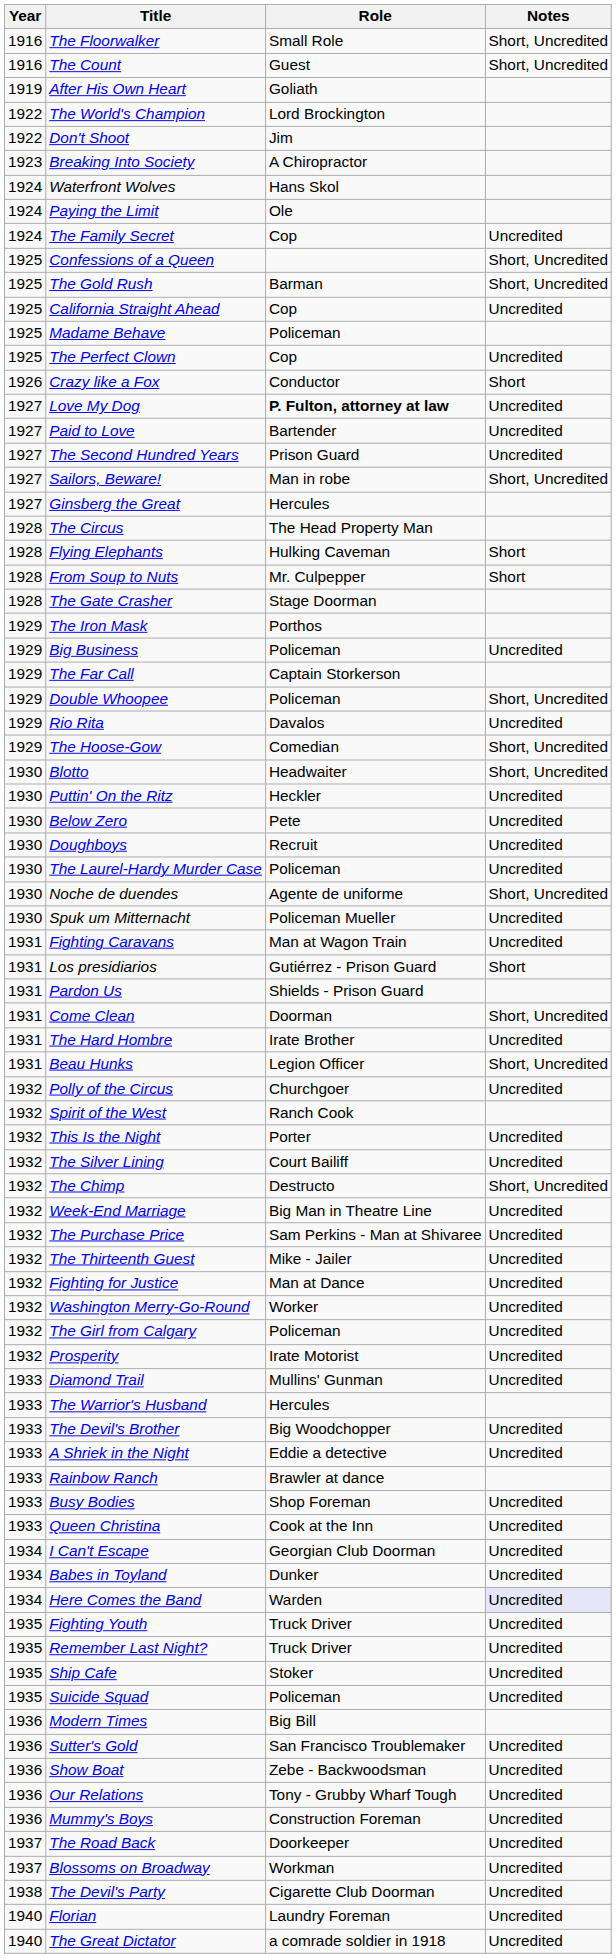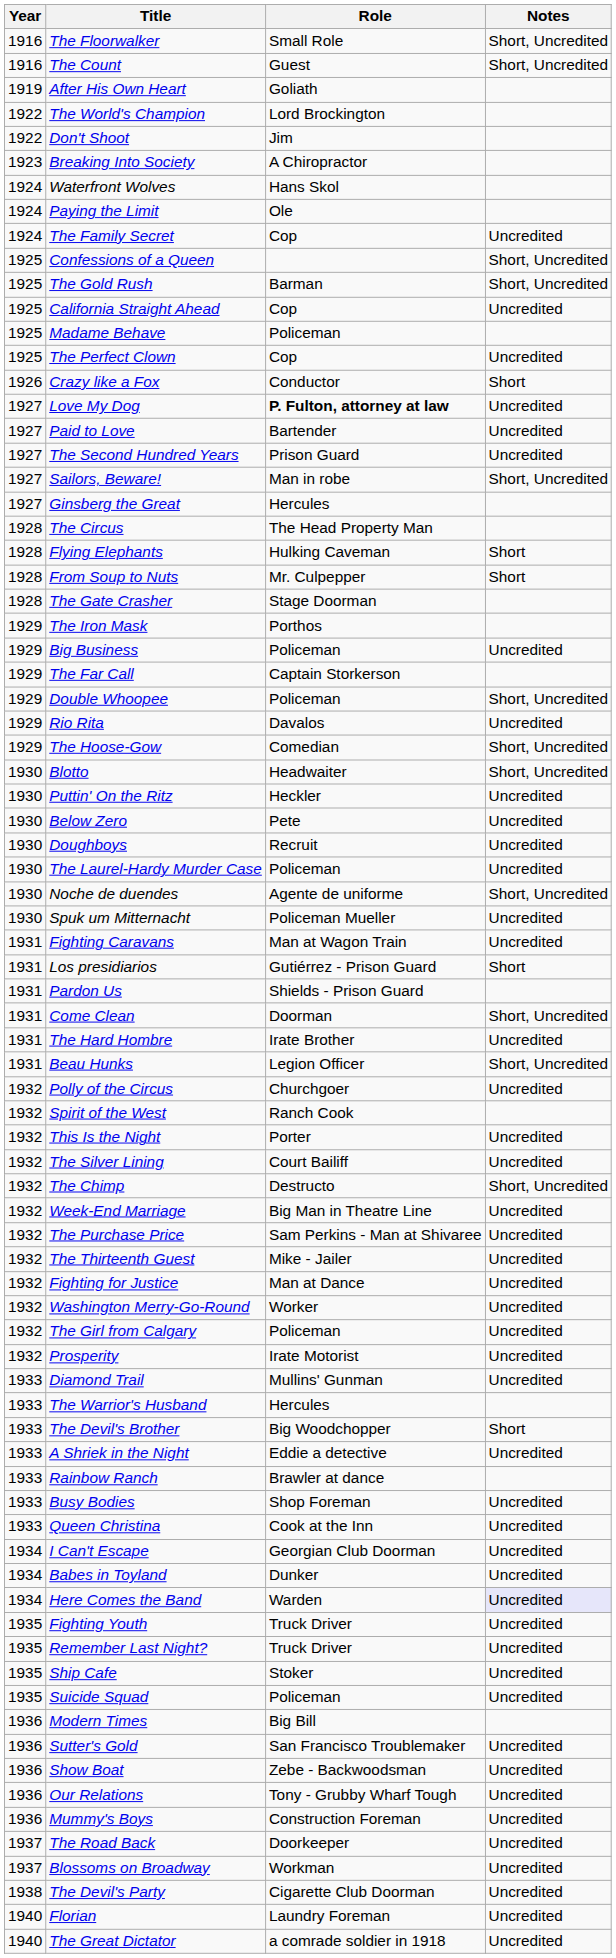(526, 1429) Uncredited -> (507, 1429) Short
